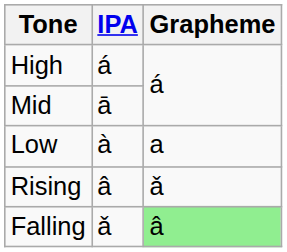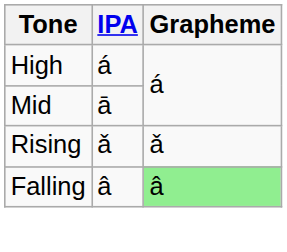- row: (34, 145)
(104, 186) â -> (104, 145) ǎ
(104, 226) ǎ -> (104, 186) â
